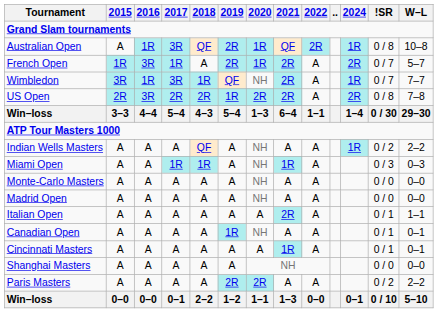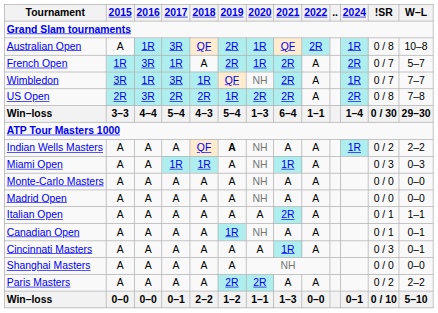(232, 147) normal -> (232, 147) bold
(384, 248) 0 / 1 -> (384, 248) 0 / 3
